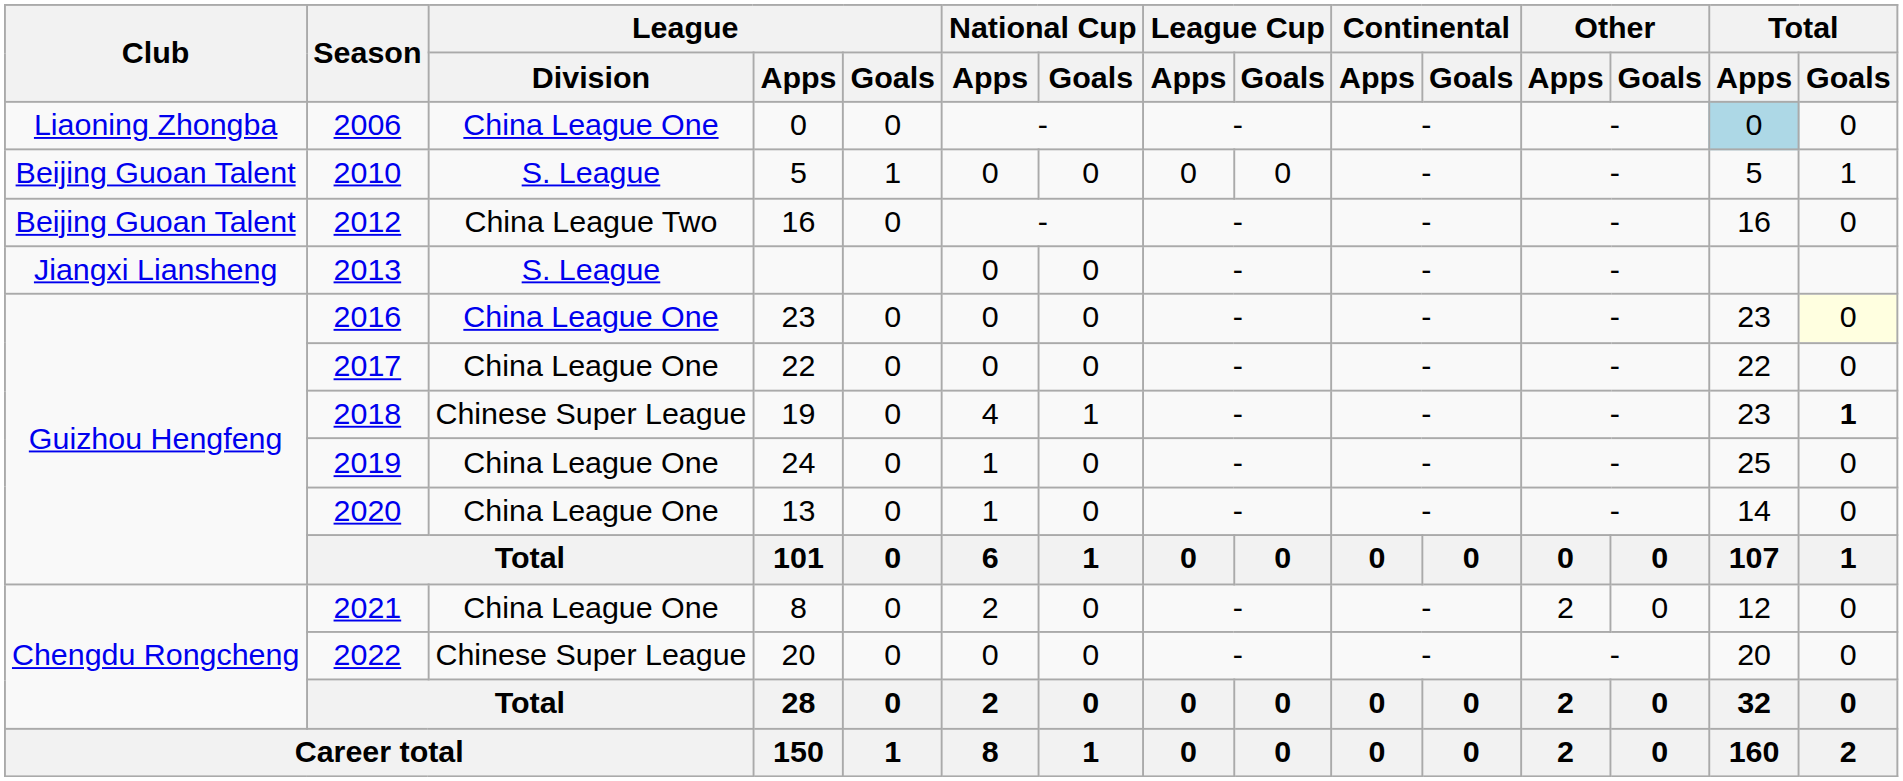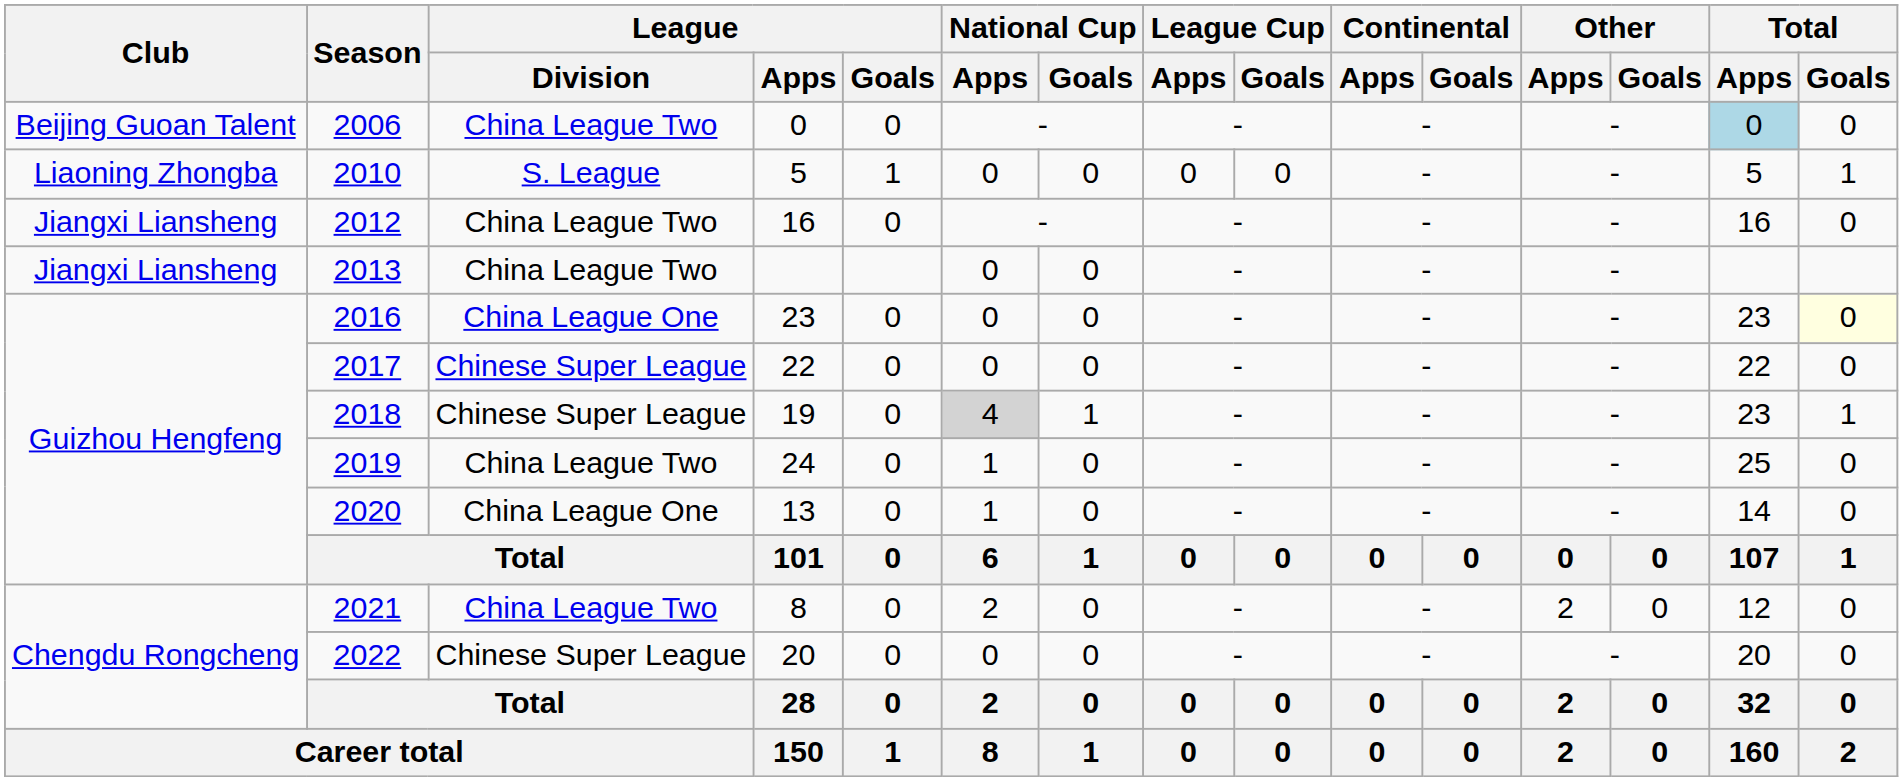(156, 125) Liaoning Zhongba -> (156, 125) Beijing Guoan Talent
(591, 125) China League One -> (591, 125) China League Two
(156, 173) Beijing Guoan Talent -> (156, 173) Liaoning Zhongba
(156, 221) Beijing Guoan Talent -> (156, 221) Jiangxi Liansheng
(591, 269) S. League -> (591, 269) China League Two
(591, 366) China League One -> (591, 366) Chinese Super League
(990, 414) no background -> (990, 414) lightgrey background
(1848, 414) bold -> (1848, 414) normal
(591, 462) China League One -> (591, 462) China League Two
(591, 607) China League One -> (591, 607) China League Two
